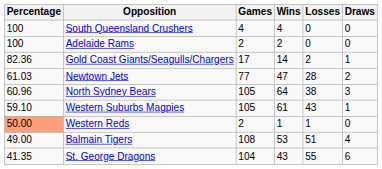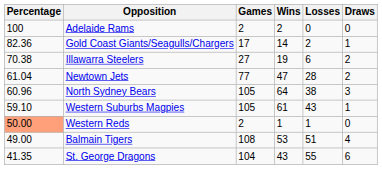- row: (129, 28)
+ row: (105, 60)
(19, 76) 61.03 -> (19, 76) 61.04
